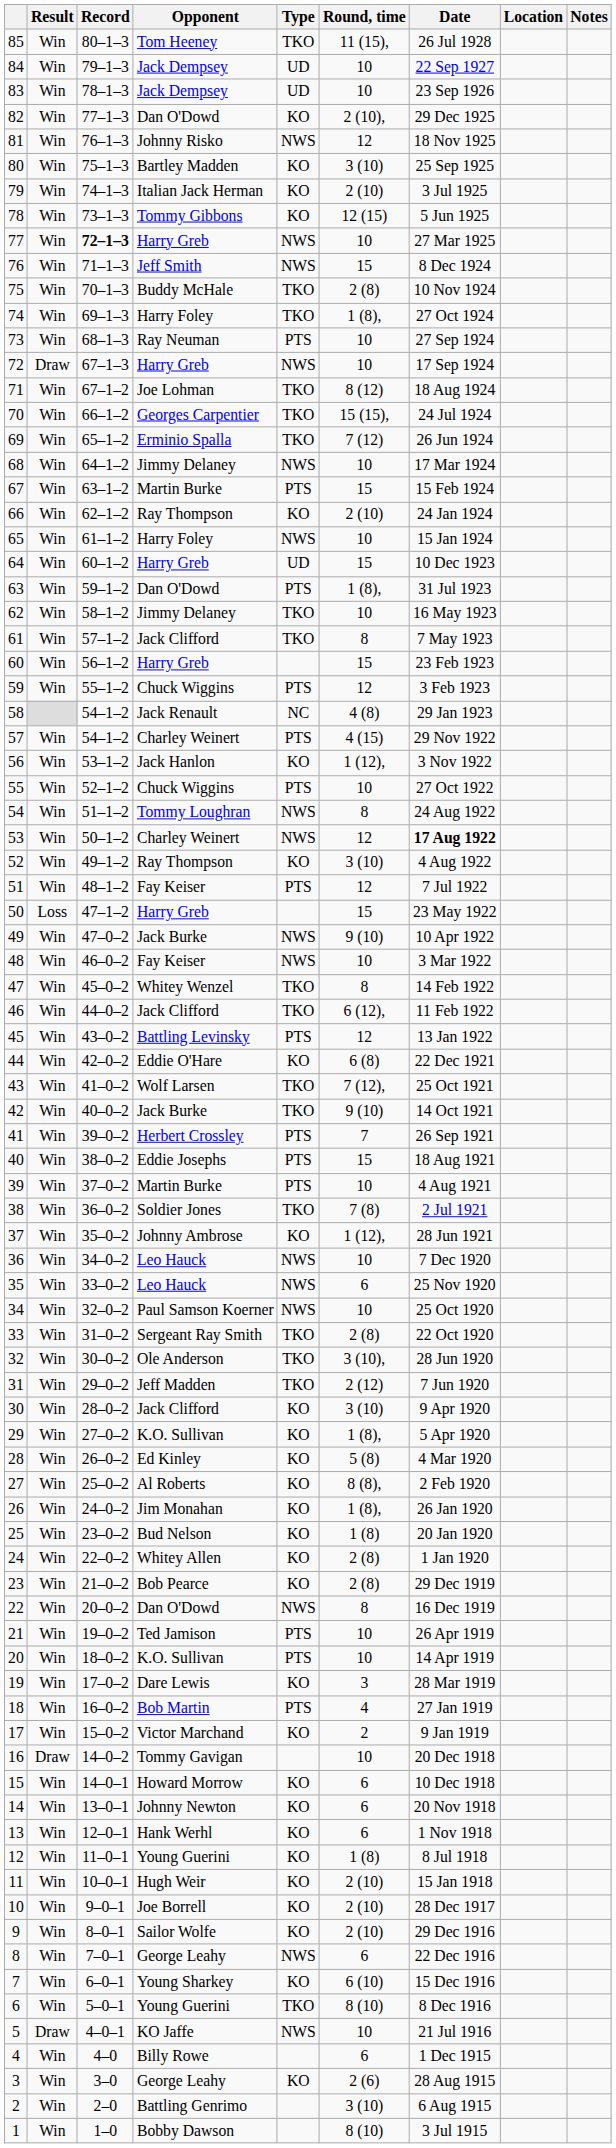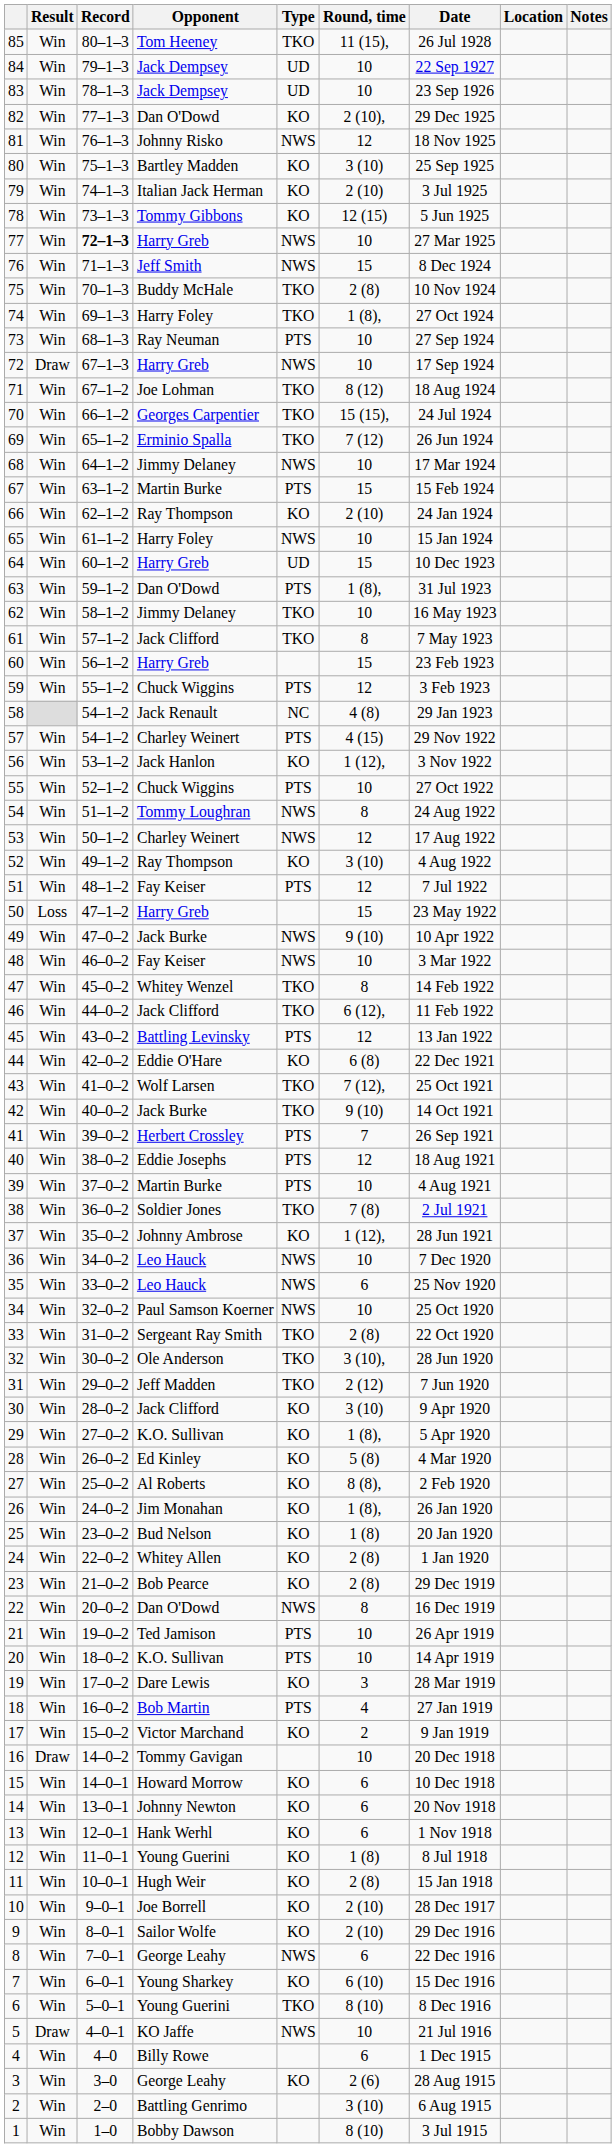(455, 837) bold -> (455, 837) normal
(364, 1160) 15 -> (364, 1160) 12
(364, 1881) 2 (10) -> (364, 1881) 2 (8)
